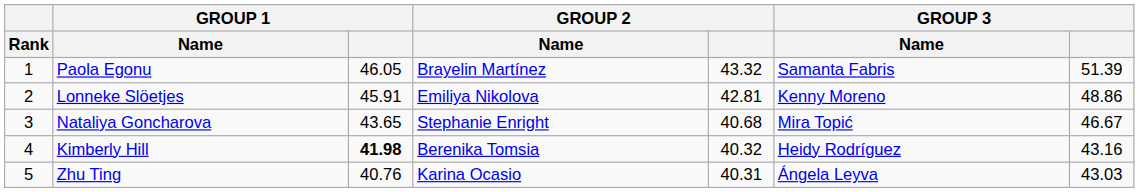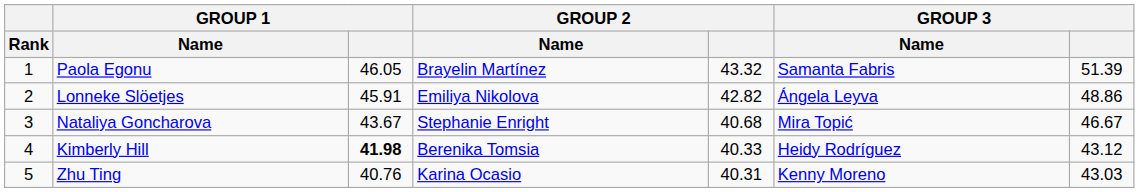(741, 97) 42.81 -> (741, 97) 42.82
(832, 97) Kenny Moreno -> (828, 97) Ángela Leyva
(381, 123) 43.65 -> (381, 123) 43.67
(741, 149) 40.32 -> (741, 149) 40.33
(1102, 149) 43.16 -> (1102, 149) 43.12
(828, 175) Ángela Leyva -> (832, 175) Kenny Moreno
